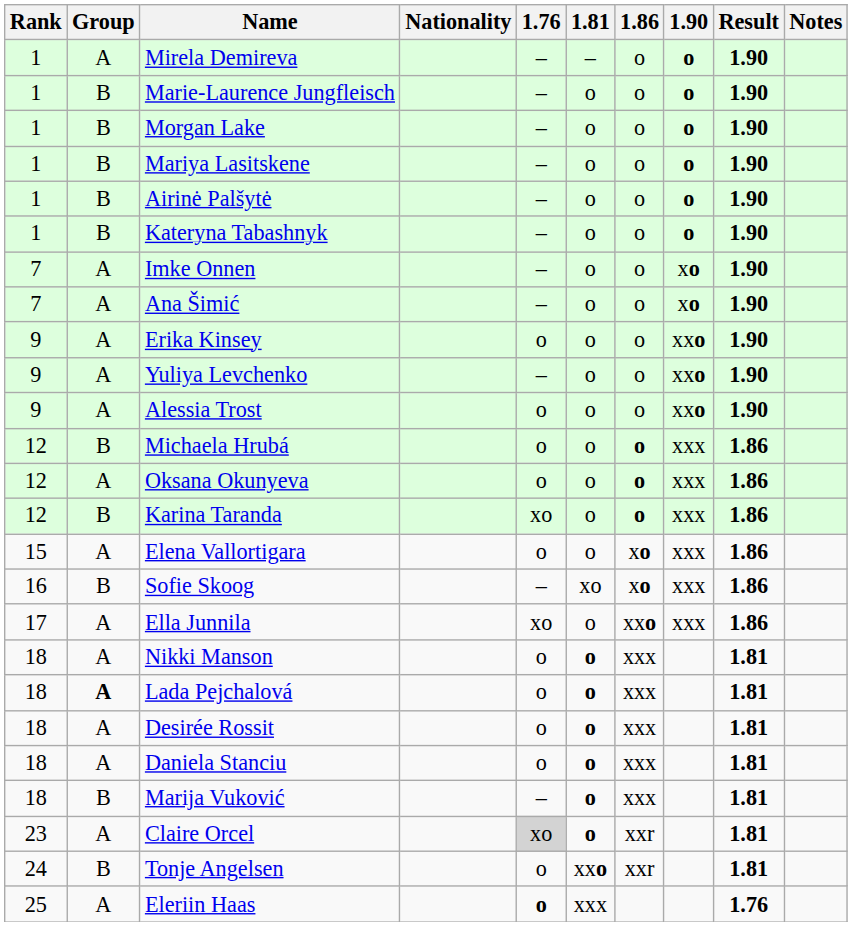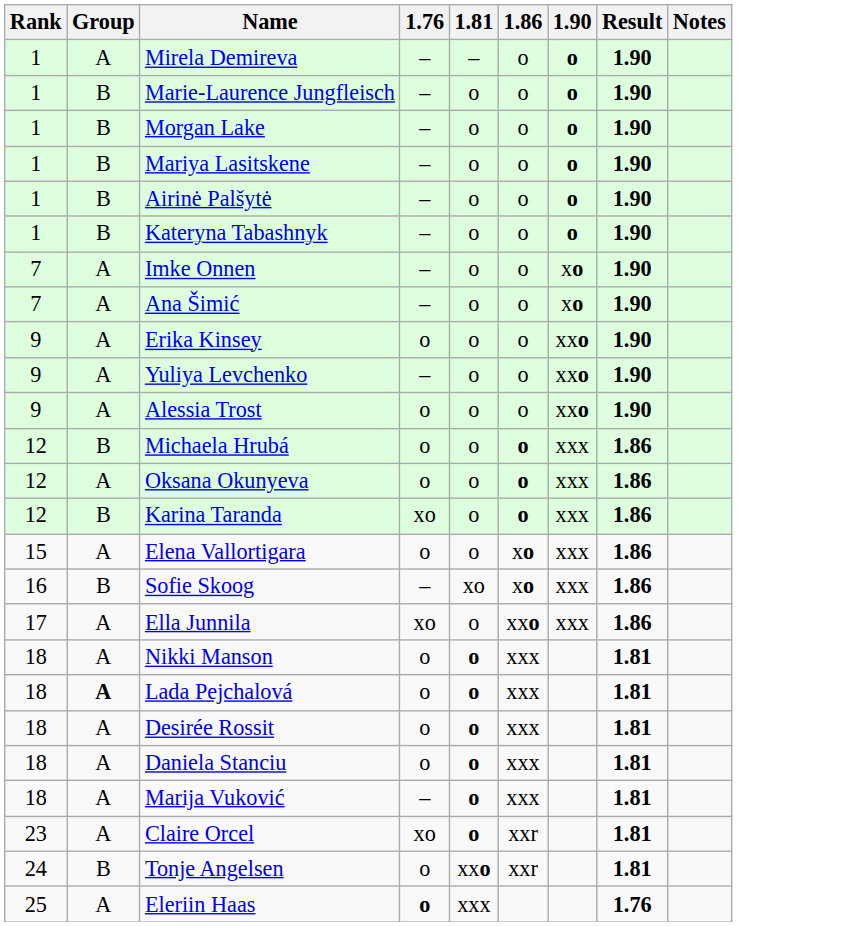- column: (458, 22)
(103, 798) B -> (103, 798) A
(541, 833) lightgrey background -> (425, 833) no background
